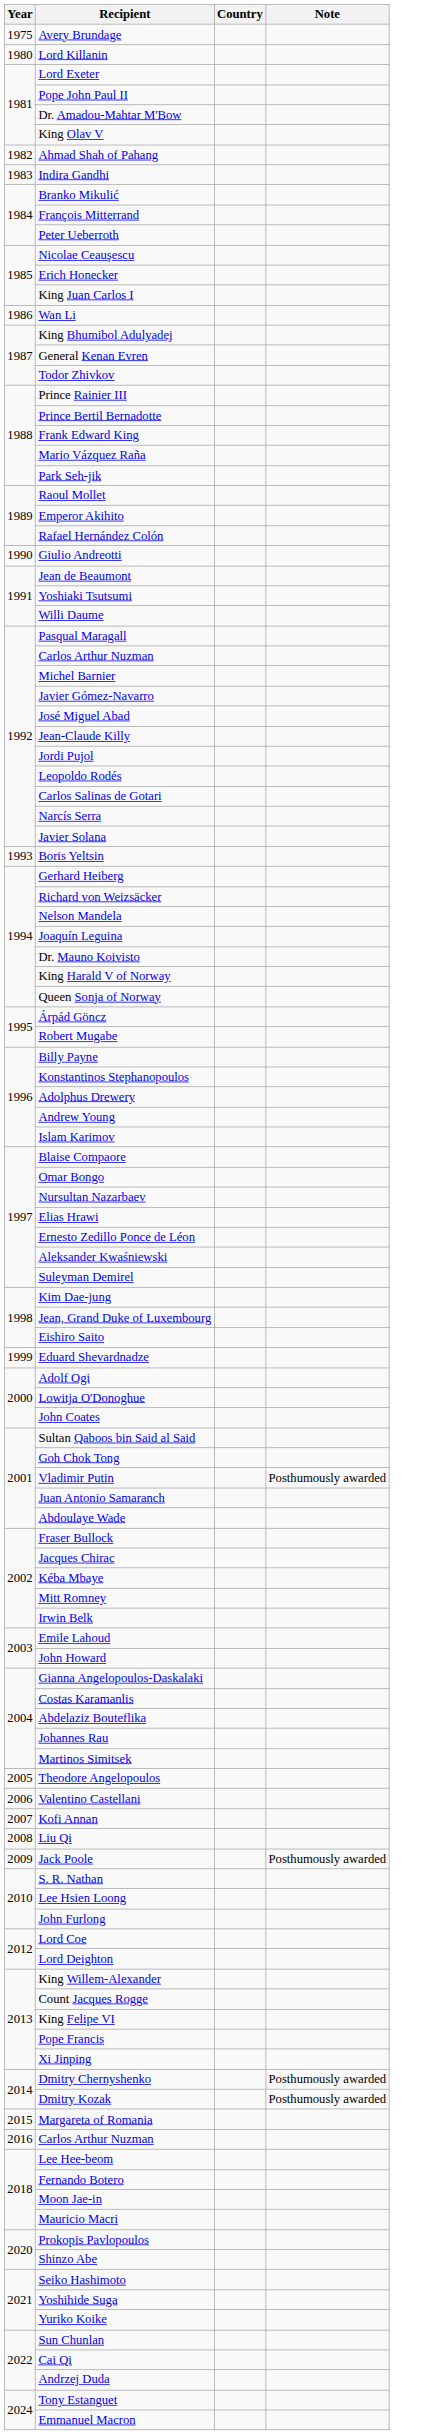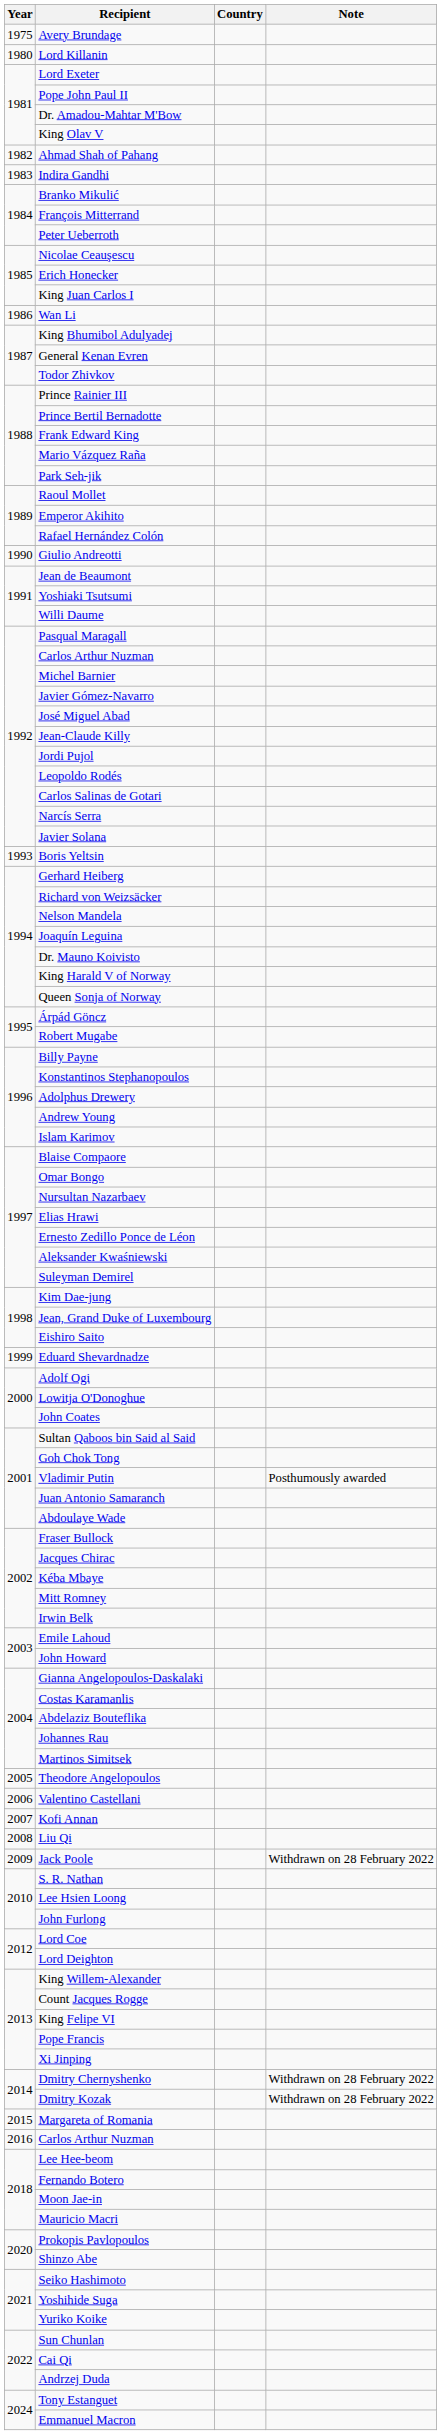(327, 1858) Posthumously awarded -> (351, 1858) Withdrawn on 28 February 2022
(327, 2079) Posthumously awarded -> (351, 2079) Withdrawn on 28 February 2022
(327, 2099) Posthumously awarded -> (351, 2099) Withdrawn on 28 February 2022
